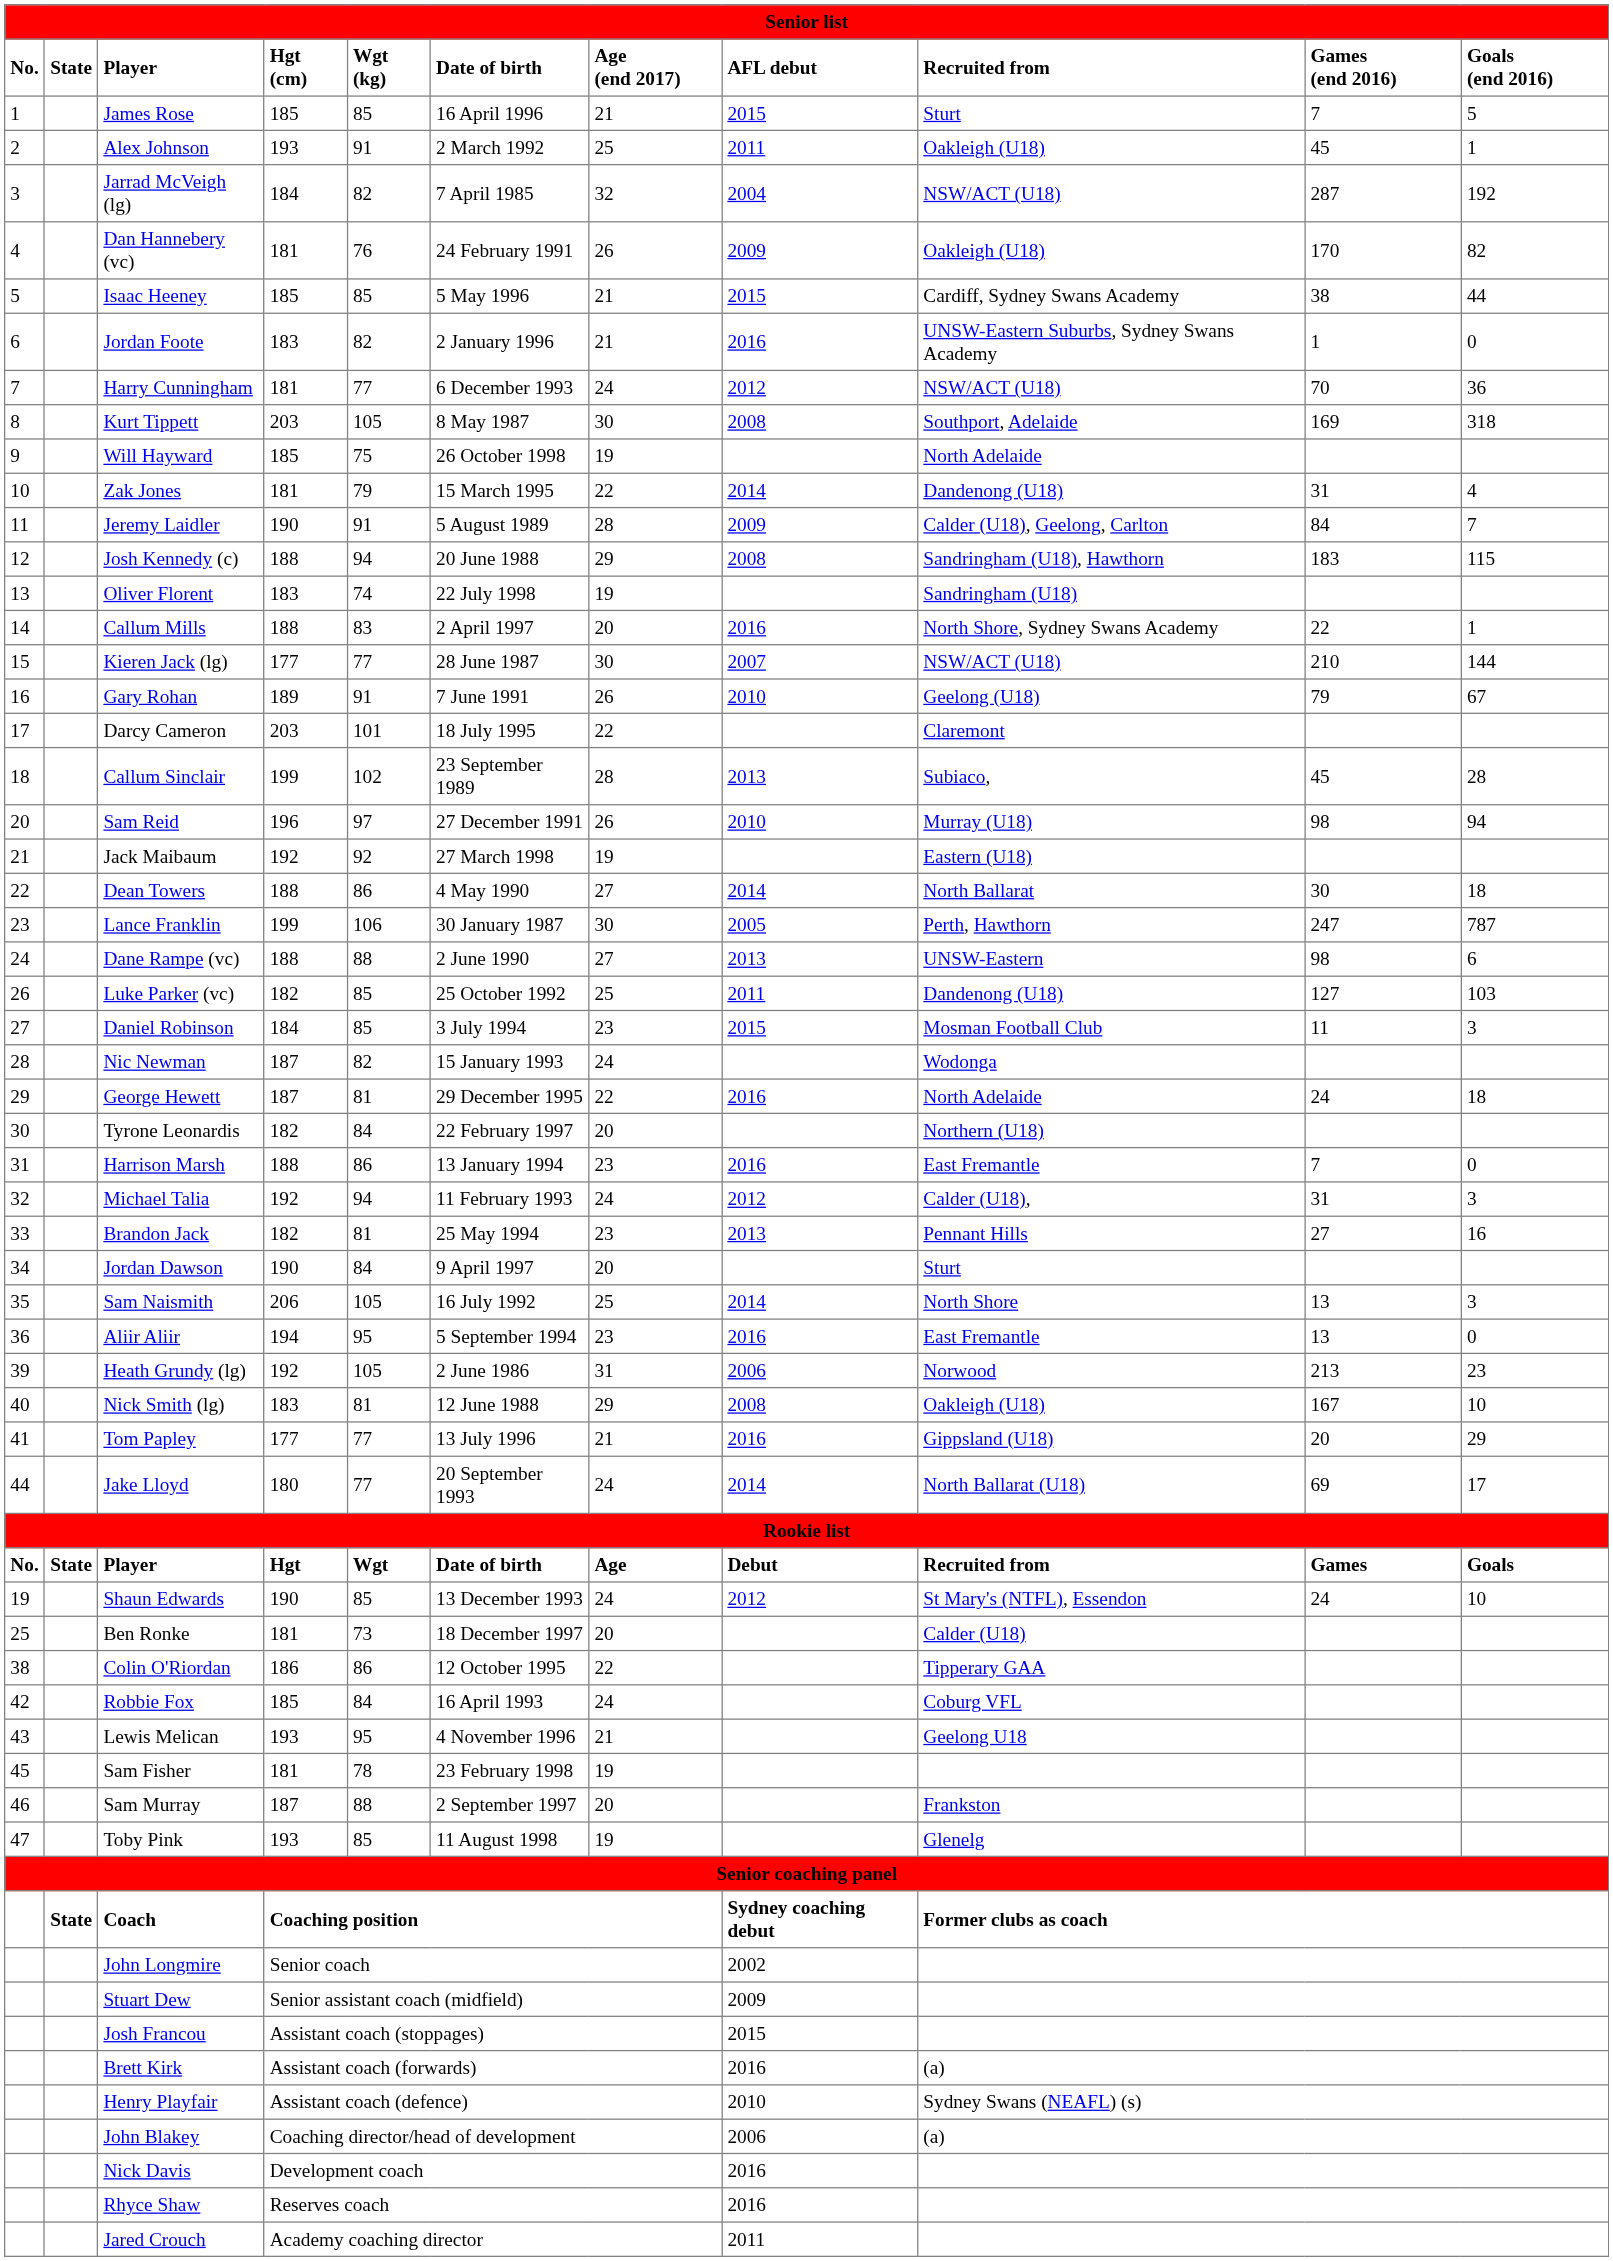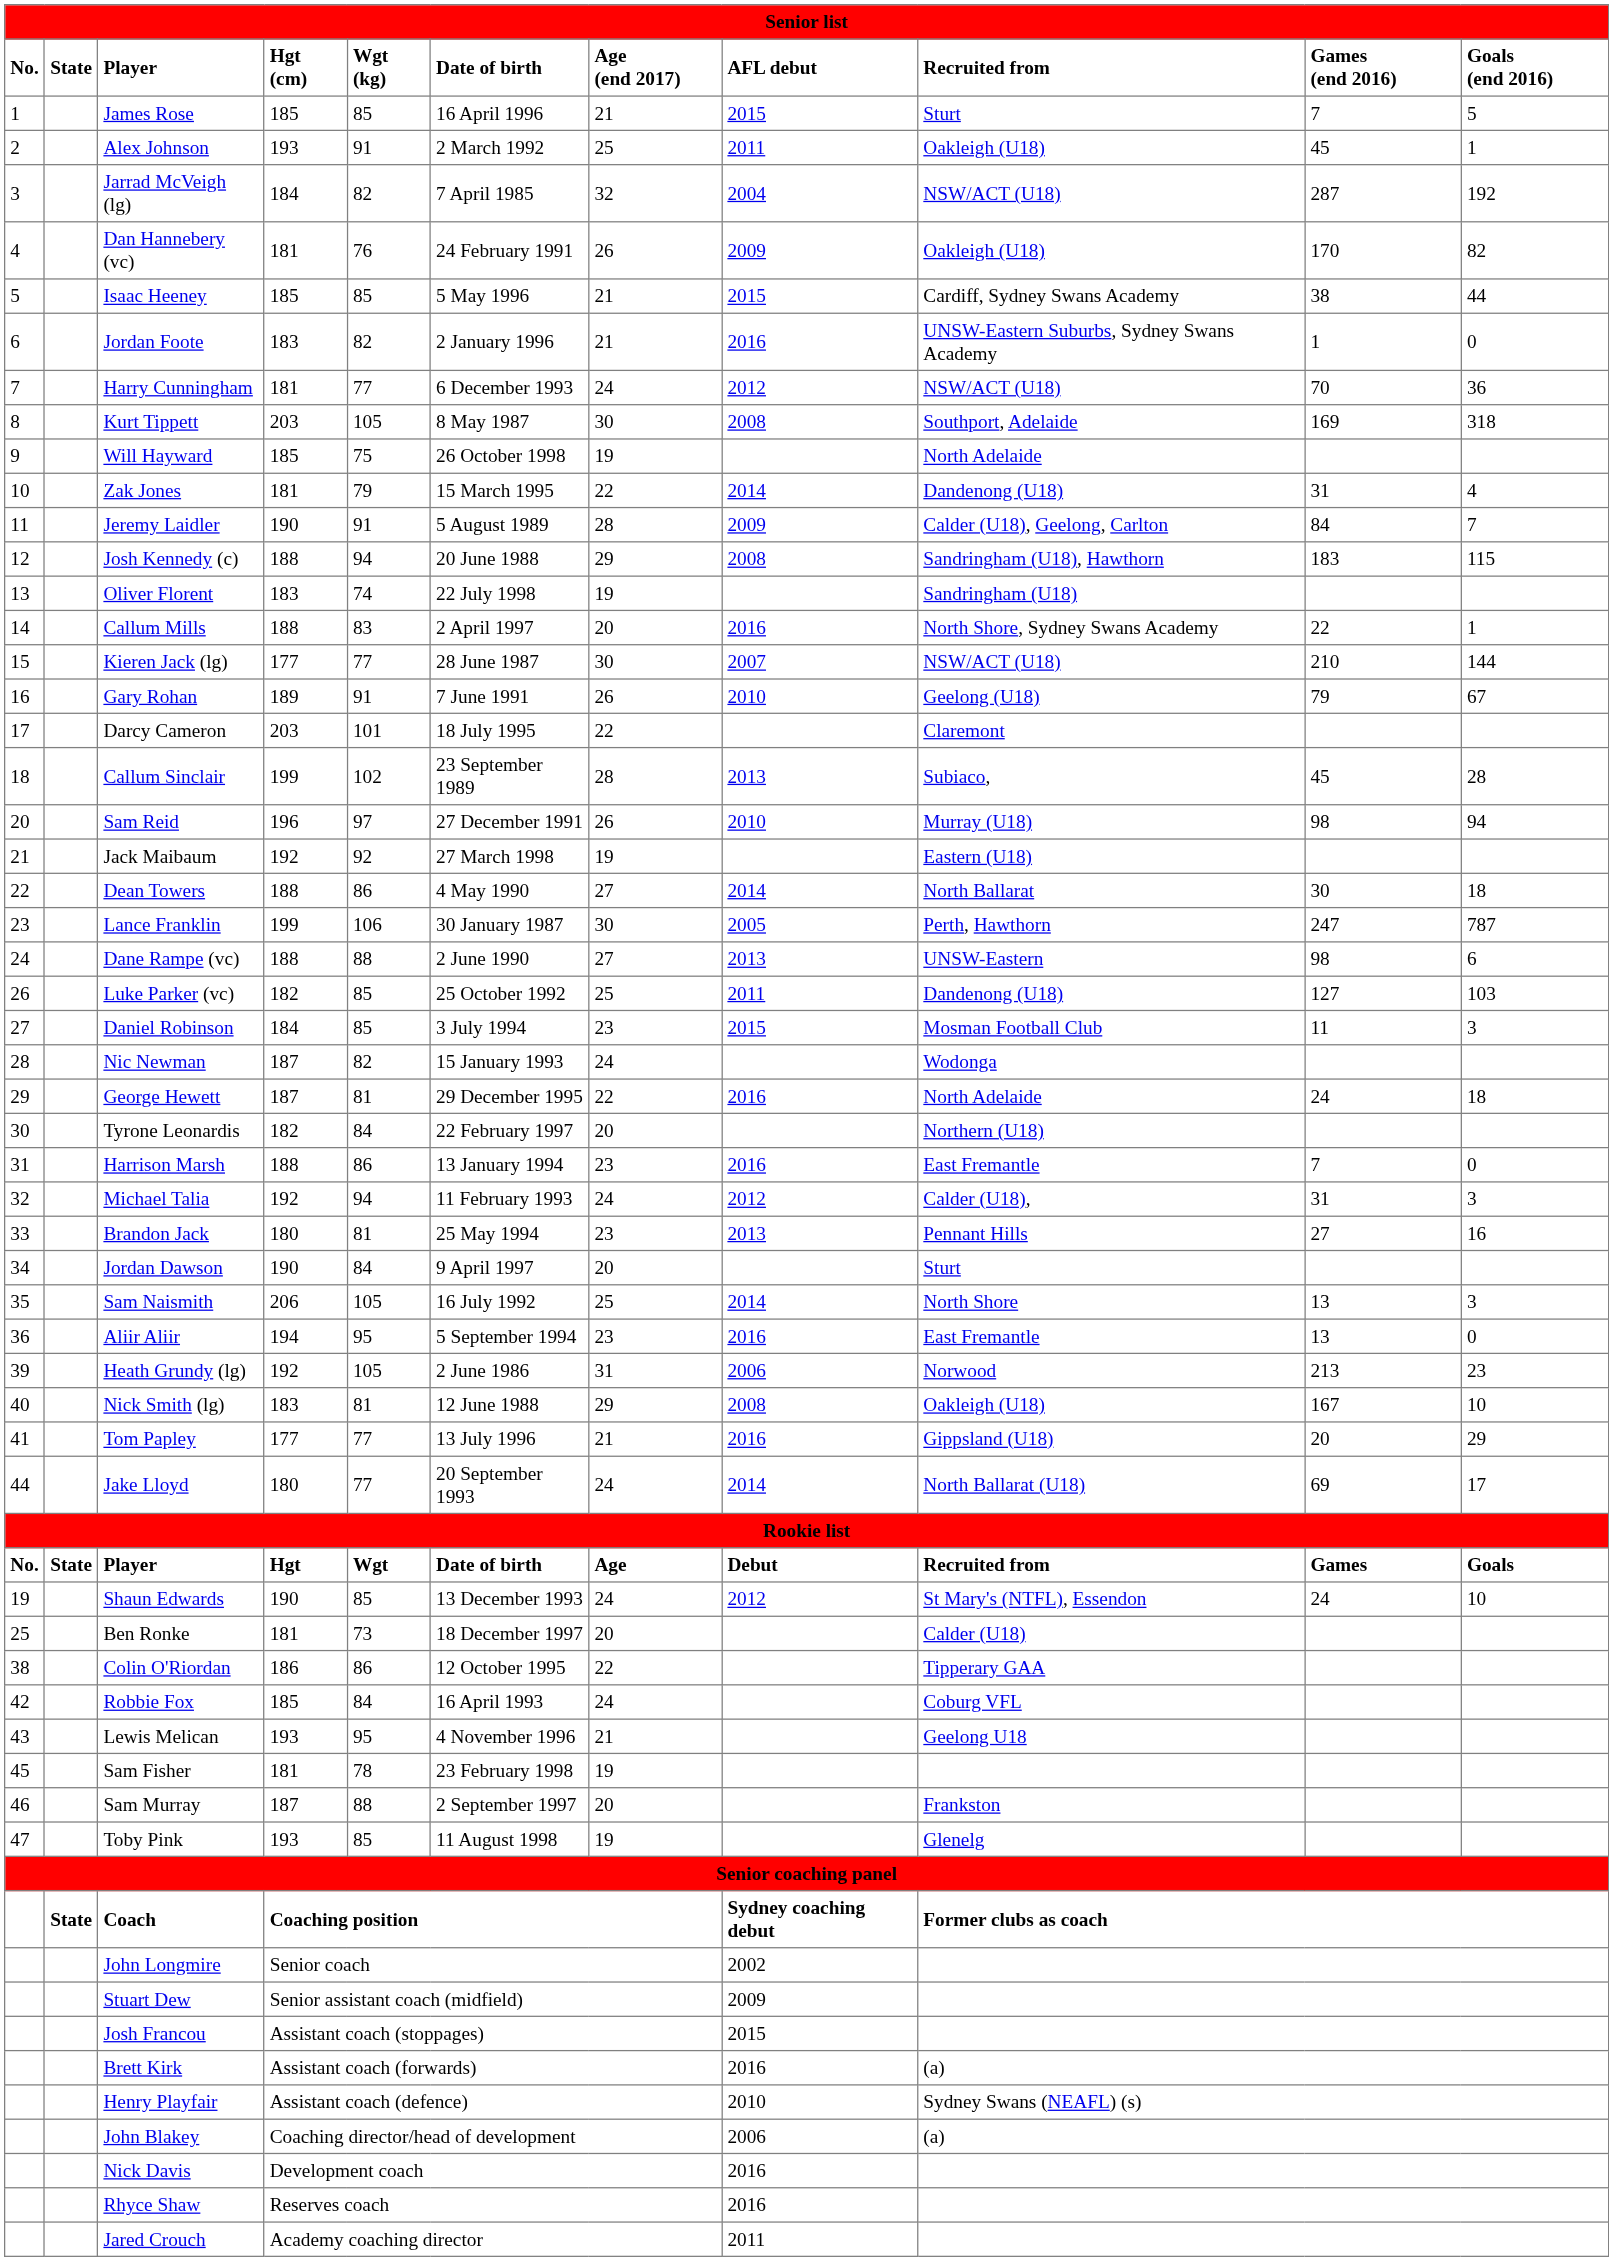(284, 1233) 182 -> (284, 1233) 180
